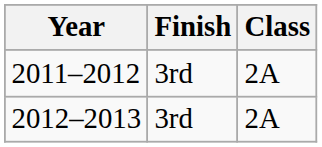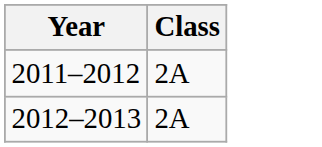- column: (193, 27)
